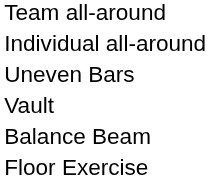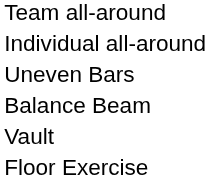rows swapped: (78, 136) <-> (29, 105)
